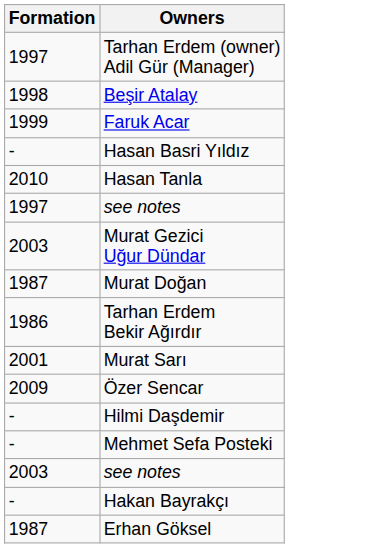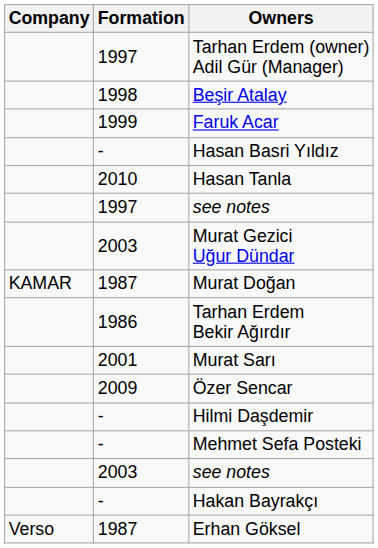+ column: (49, 18)
